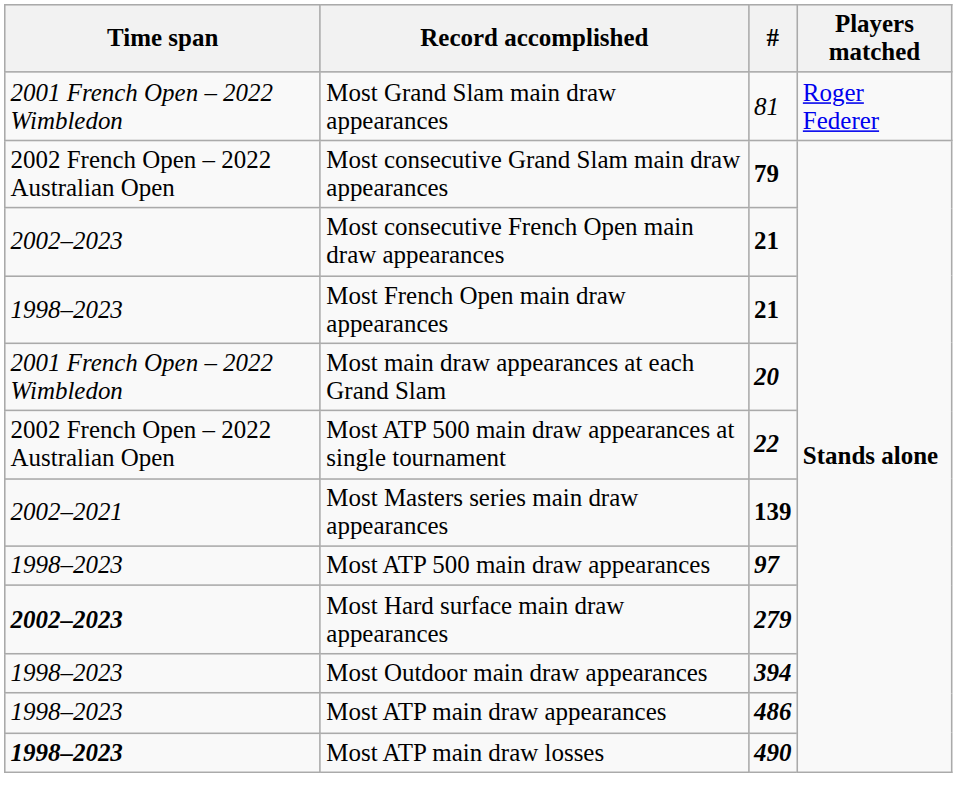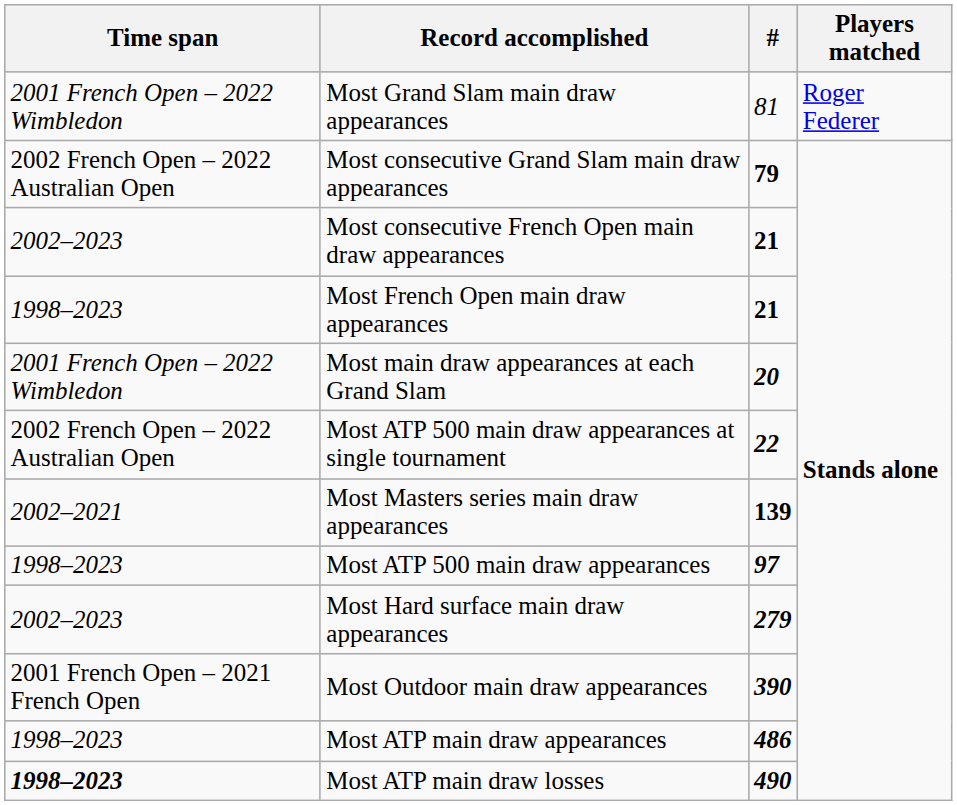(67, 619) bold -> (67, 619) normal
(67, 672) 1998–2023 -> (141, 686) 2001 French Open – 2021 French Open
(773, 672) 394 -> (773, 686) 390
